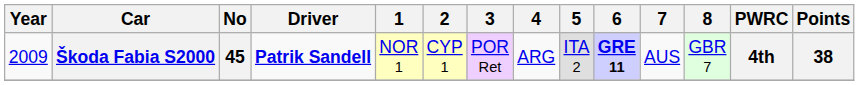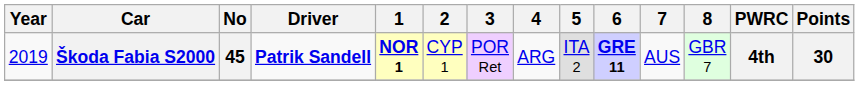(28, 56) 2009 -> (28, 56) 2019
(399, 56) normal -> (399, 56) bold
(823, 56) 38 -> (823, 56) 30
